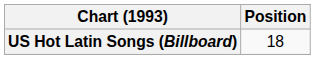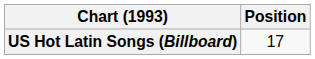(275, 41) 18 -> (275, 41) 17
